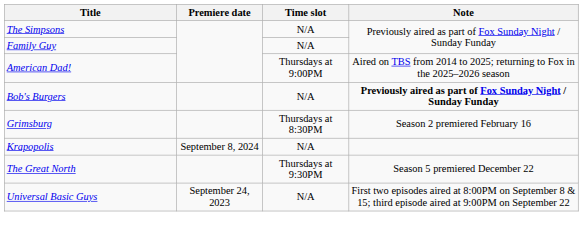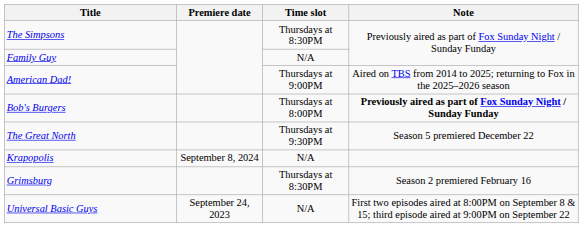(306, 29) N/A -> (306, 35) Thursdays at 8:30PM
(306, 96) N/A -> (306, 107) Thursdays at 8:00PM
rows swapped: (41, 169) <-> (29, 124)
